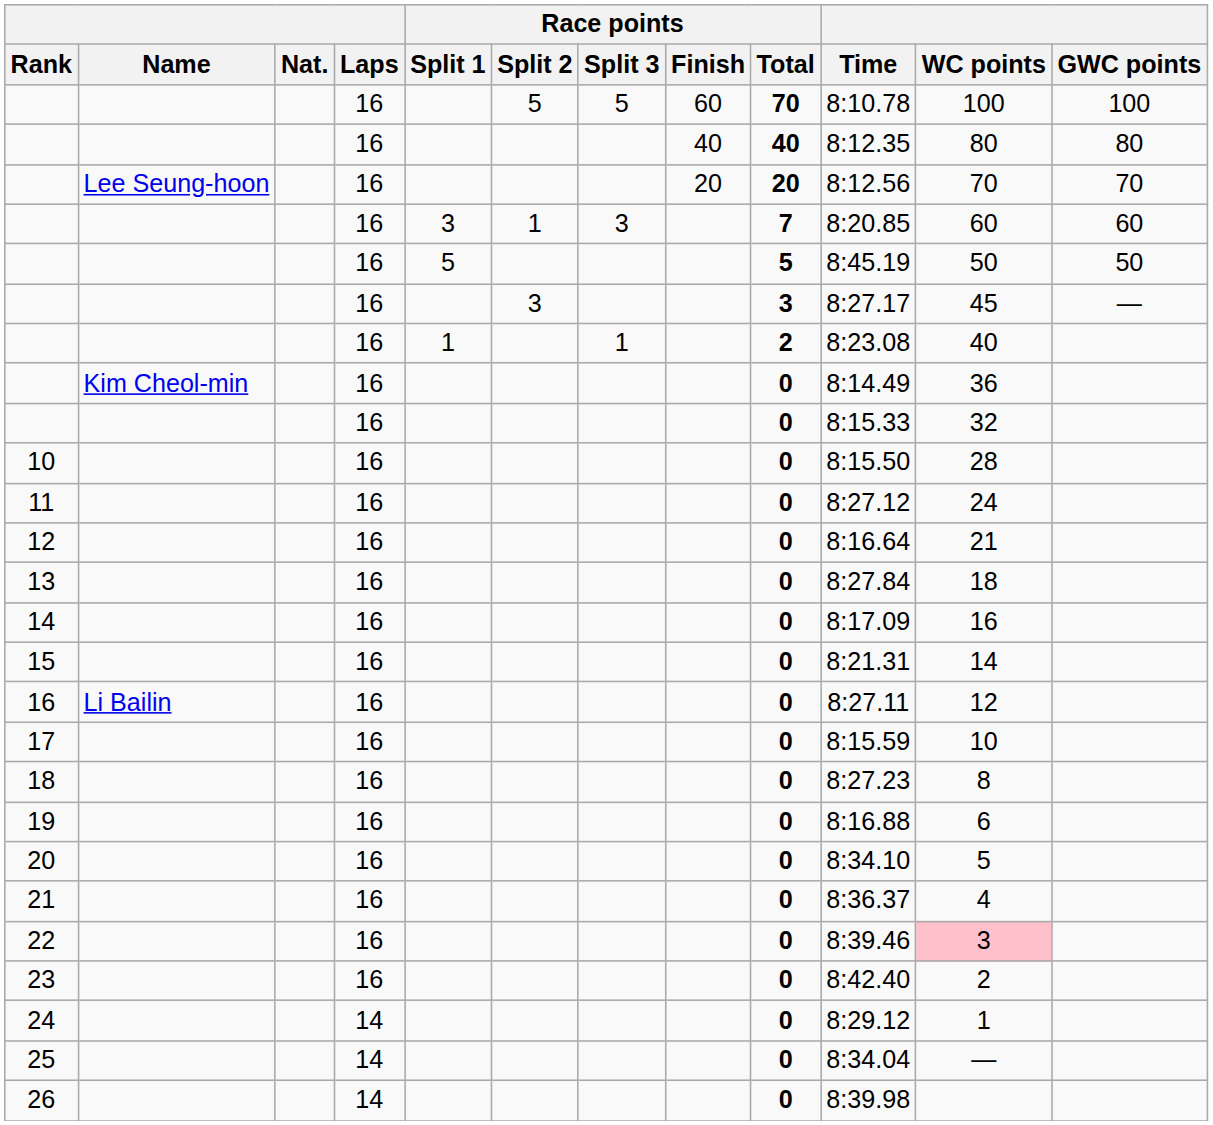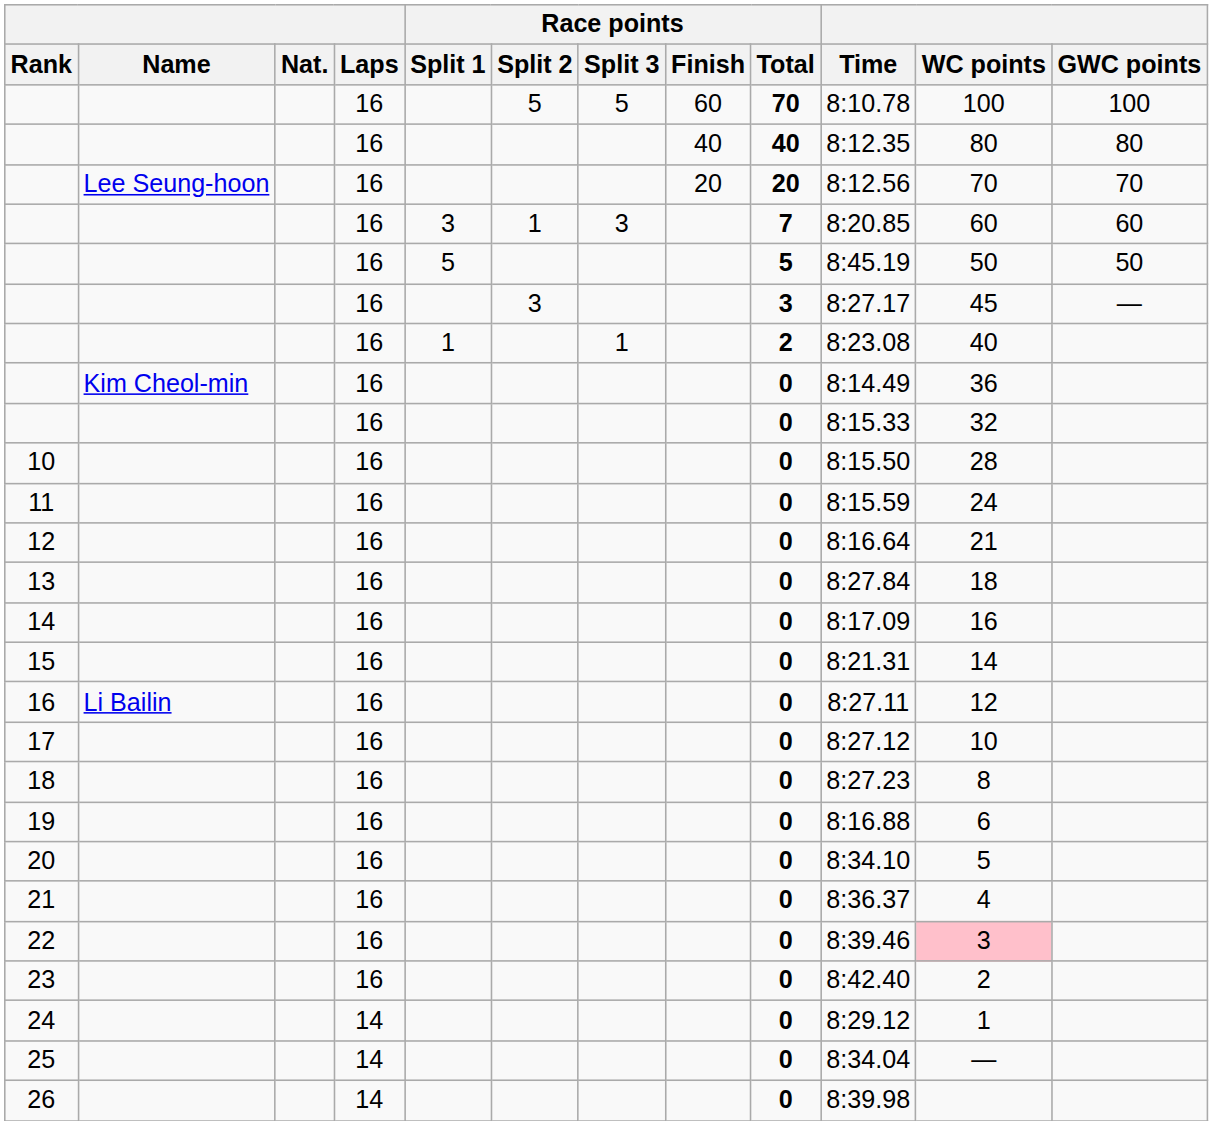(868, 502) 8:27.12 -> (868, 502) 8:15.59
(868, 741) 8:15.59 -> (868, 741) 8:27.12
